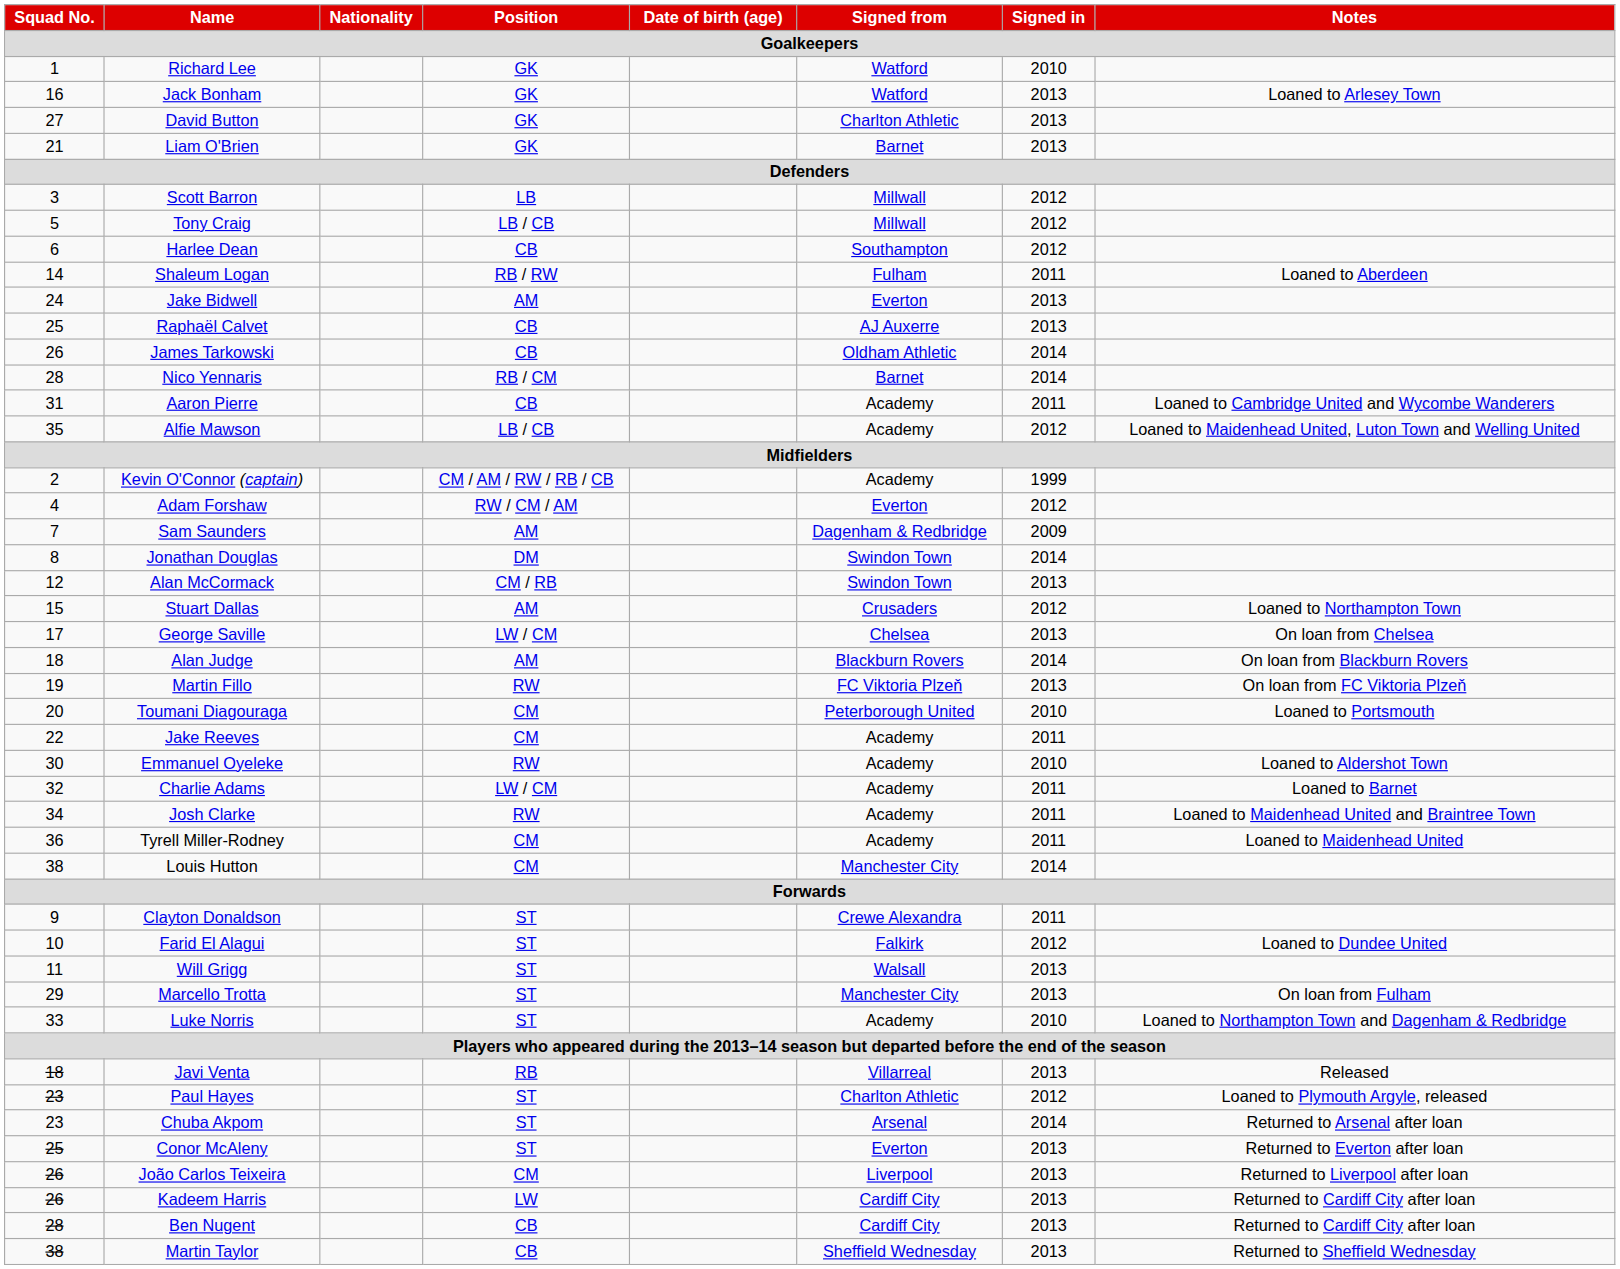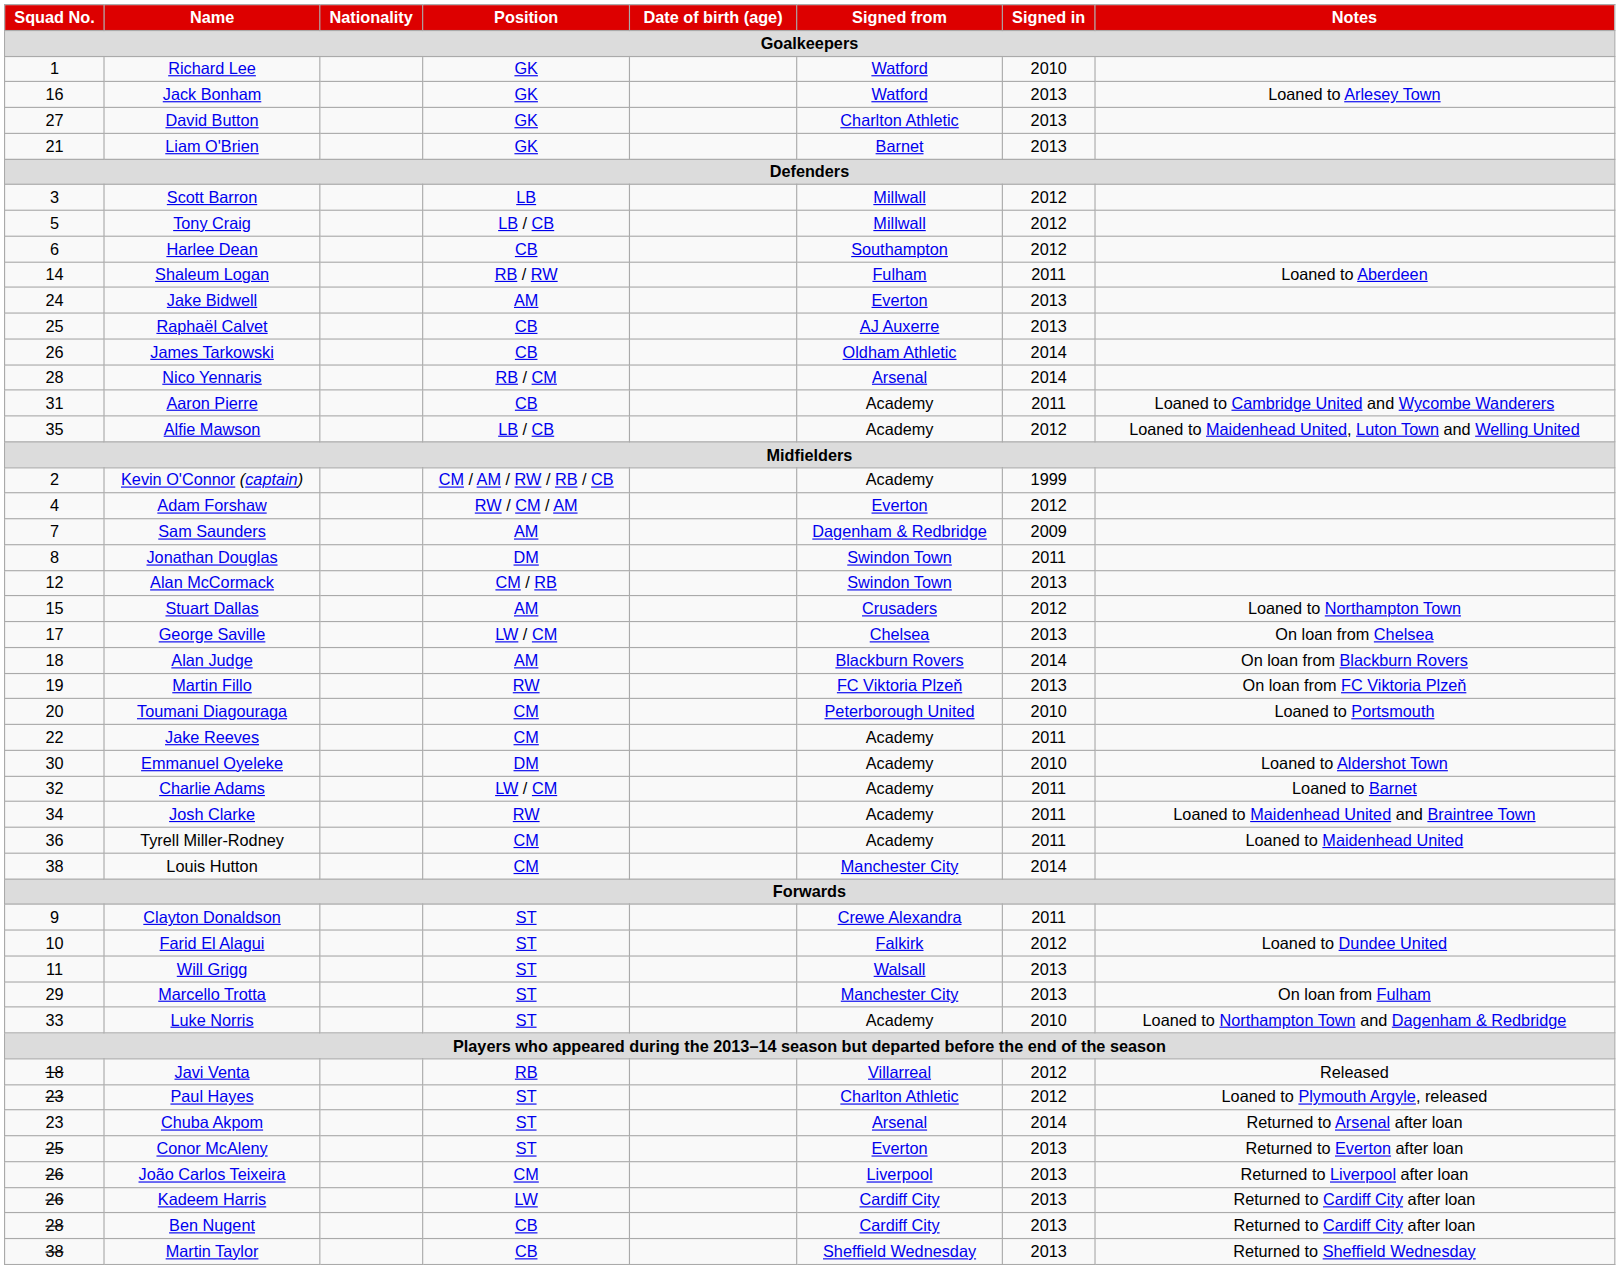(900, 378) Barnet -> (900, 378) Arsenal
(1049, 558) 2014 -> (1049, 558) 2011
(526, 763) RW -> (526, 763) DM
(1049, 1072) 2013 -> (1049, 1072) 2012
